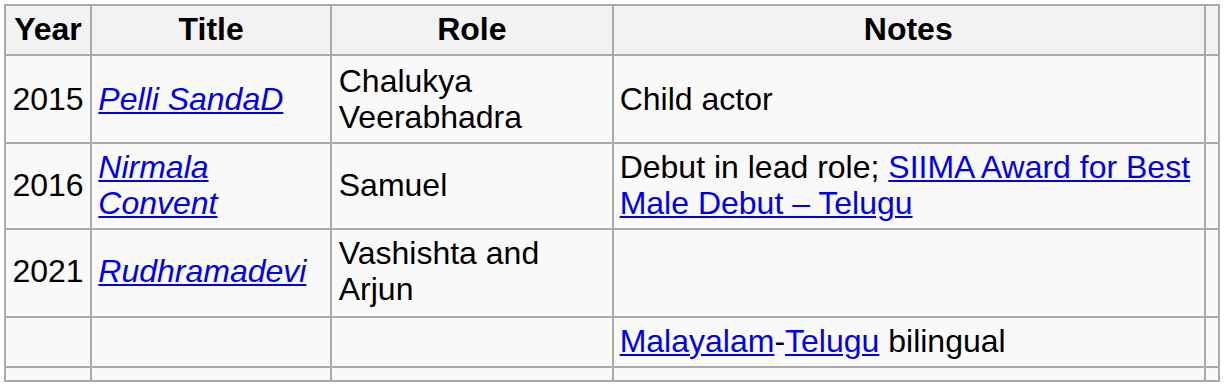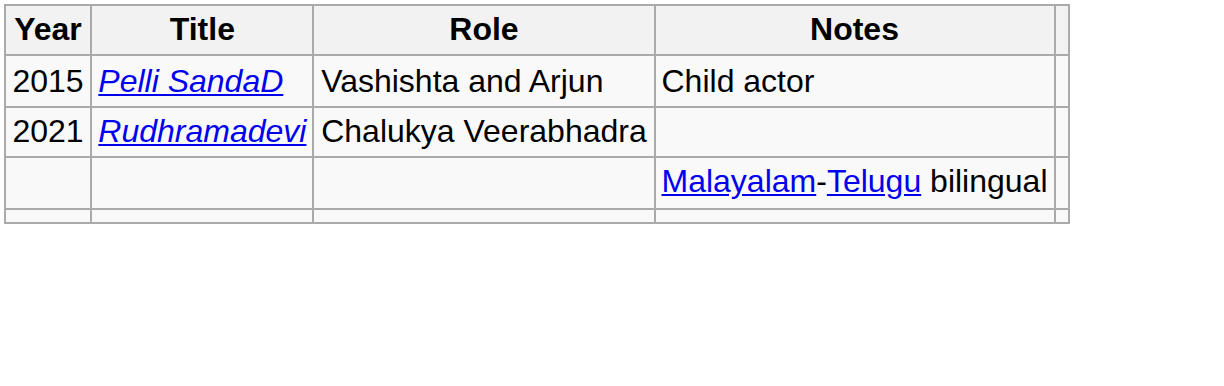(430, 98) Chalukya Veerabhadra -> (462, 80) Vashishta and Arjun
- row: (48, 185)
(439, 272) Vashishta and Arjun -> (484, 131) Chalukya Veerabhadra
